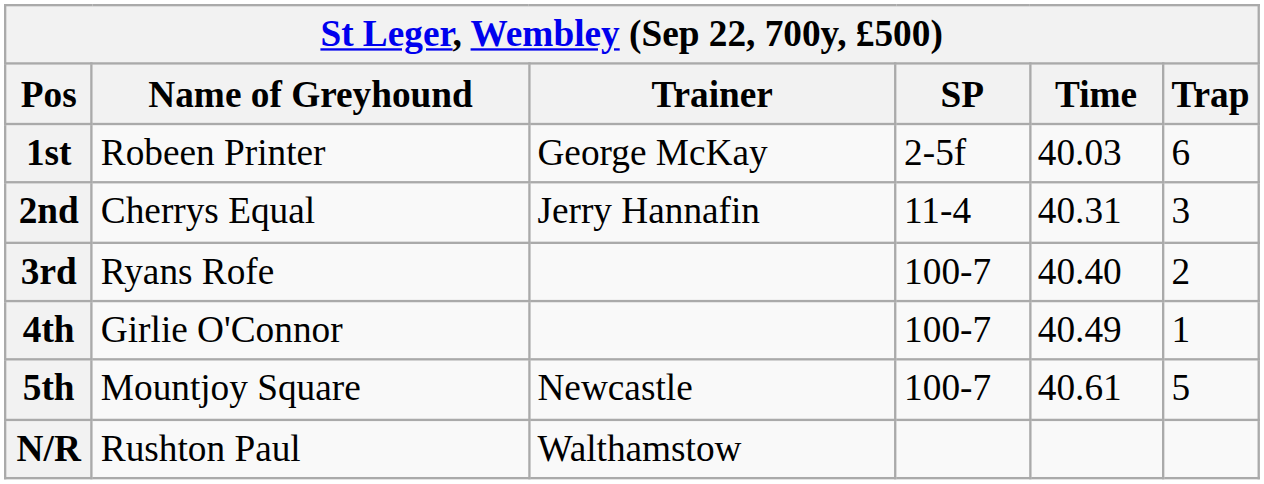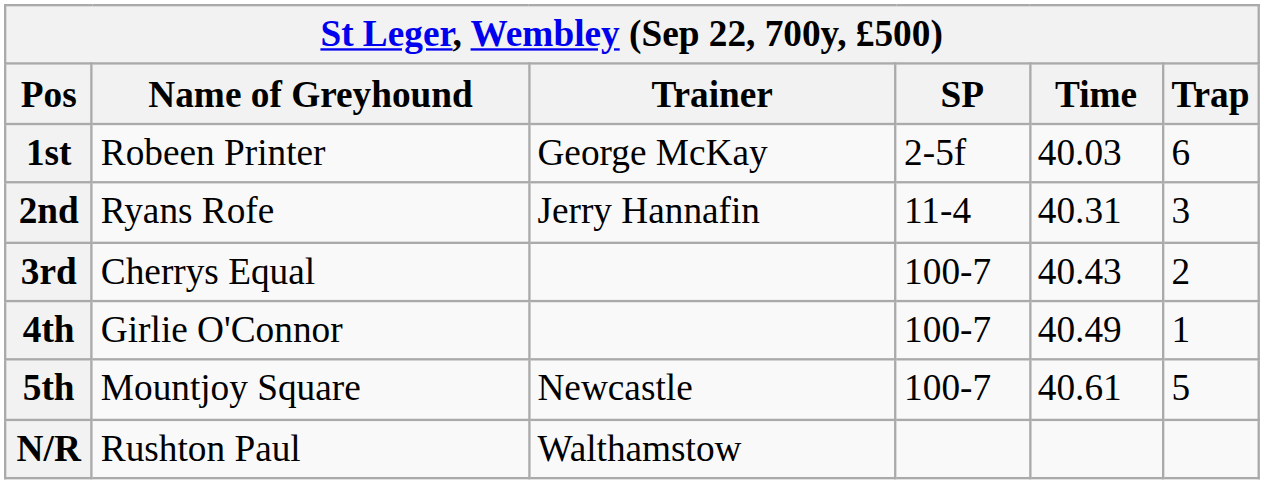(208, 211) Cherrys Equal -> (188, 211) Ryans Rofe
(188, 270) Ryans Rofe -> (208, 270) Cherrys Equal
(1080, 270) 40.40 -> (1080, 270) 40.43
